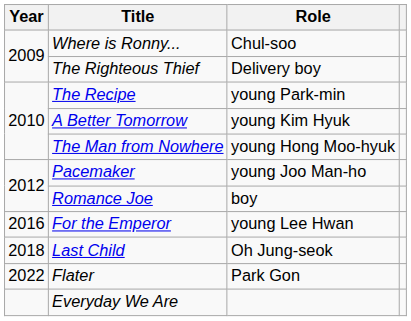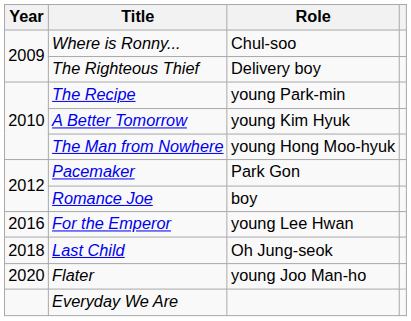(299, 172) young Joo Man-ho -> (266, 172) Park Gon
(26, 276) 2022 -> (26, 276) 2020
(266, 276) Park Gon -> (299, 276) young Joo Man-ho
